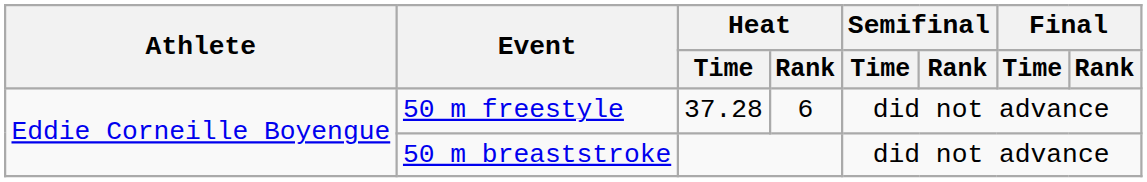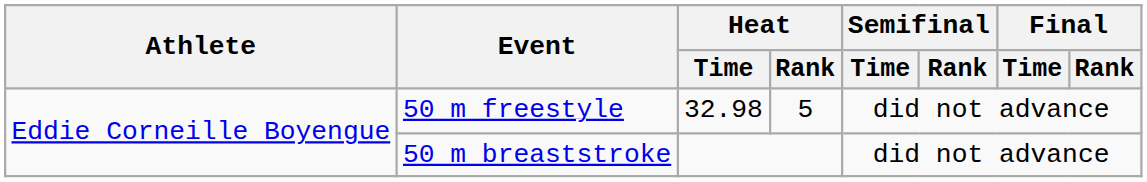(723, 110) 37.28 -> (723, 110) 32.98
(805, 110) 6 -> (805, 110) 5
